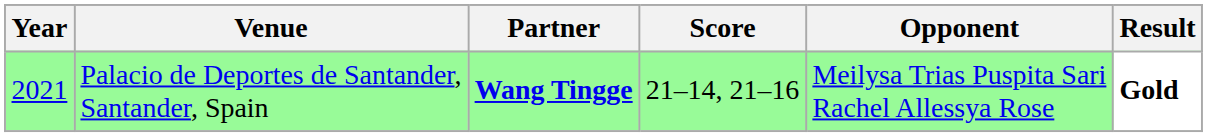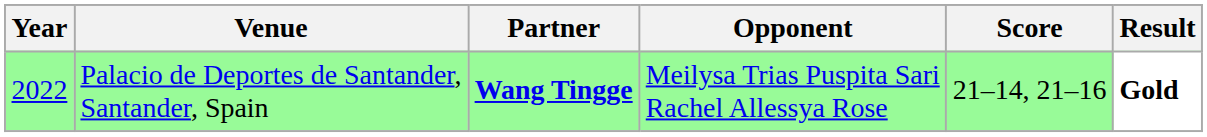columns swapped: (959, 27) <-> (723, 27)
(39, 90) 2021 -> (39, 90) 2022
